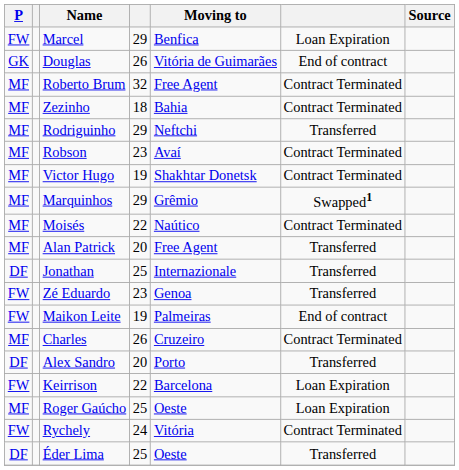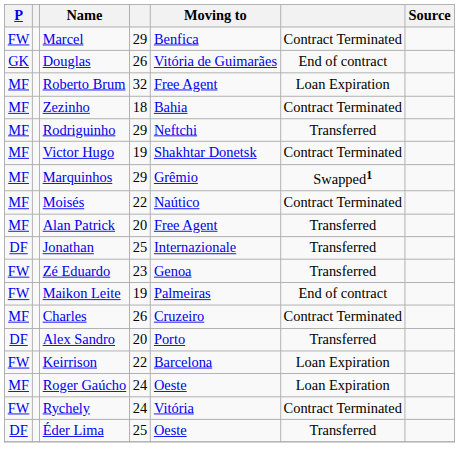(343, 38) Loan Expiration -> (343, 38) Contract Terminated
(343, 84) Contract Terminated -> (343, 84) Loan Expiration
- row: (65, 152)
(140, 408) 25 -> (140, 385) 24
